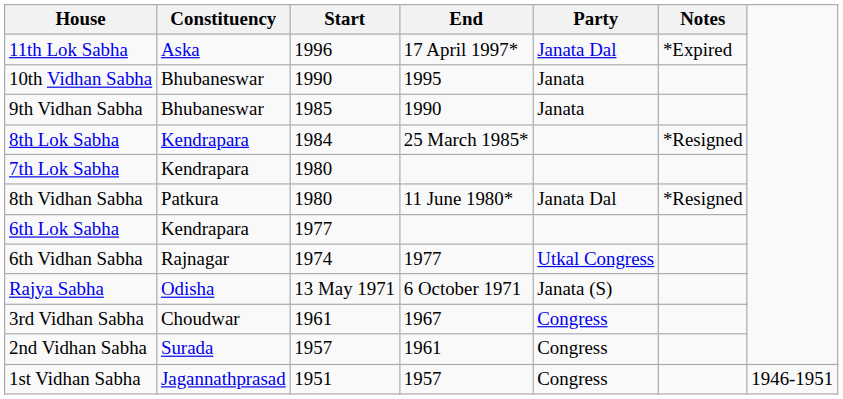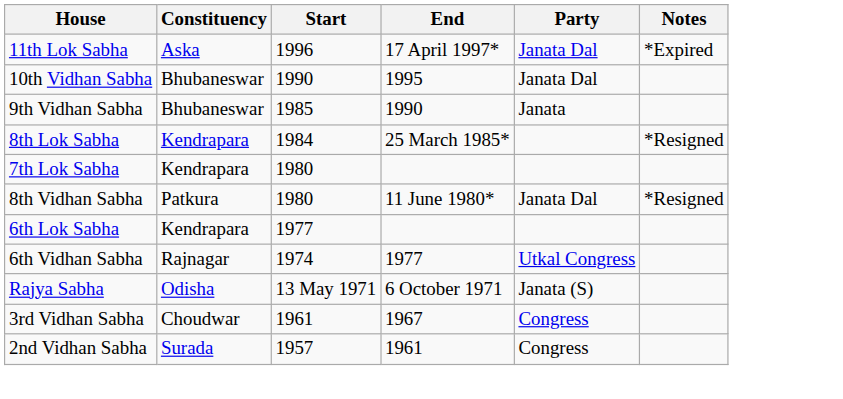(561, 79) Janata -> (558, 79) Janata Dal
- row: (75, 378)
